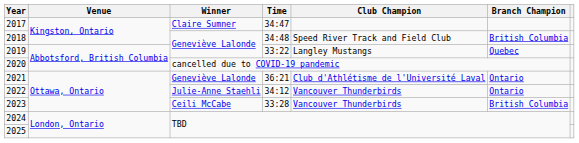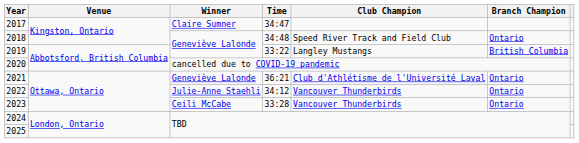(529, 38) British Columbia -> (507, 38) Ontario
(504, 51) Quebec -> (529, 51) British Columbia
(529, 104) British Columbia -> (507, 104) Ontario
